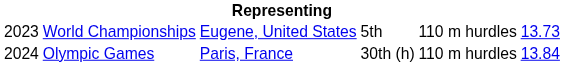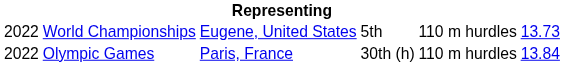(21, 32) 2023 -> (21, 32) 2022
(21, 53) 2024 -> (21, 53) 2022
